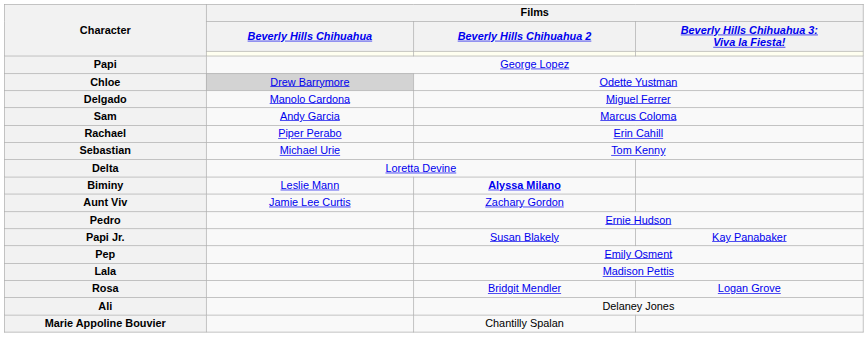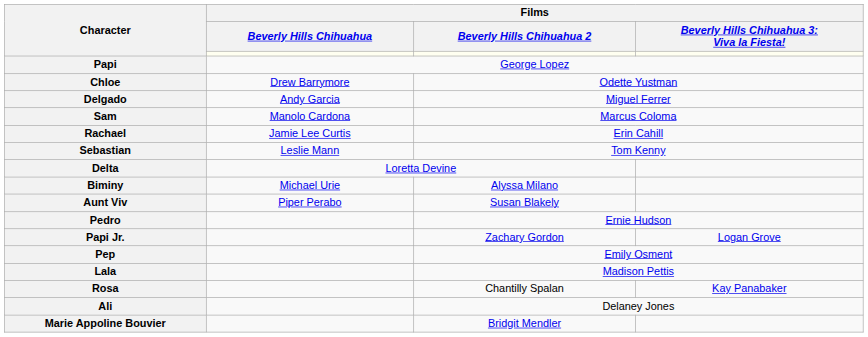(310, 82) lightgrey background -> (310, 82) no background
(310, 99) Manolo Cardona -> (310, 99) Andy Garcia
(310, 116) Andy Garcia -> (310, 116) Manolo Cardona
(310, 133) Piper Perabo -> (310, 133) Jamie Lee Curtis
(310, 151) Michael Urie -> (310, 151) Leslie Mann
(310, 185) Leslie Mann -> (310, 185) Michael Urie
(525, 185) bold -> (525, 185) normal
(310, 202) Jamie Lee Curtis -> (310, 202) Piper Perabo
(525, 202) Zachary Gordon -> (525, 202) Susan Blakely
(525, 237) Susan Blakely -> (525, 237) Zachary Gordon
(749, 237) Kay Panabaker -> (749, 237) Logan Grove
(525, 289) Bridgit Mendler -> (525, 289) Chantilly Spalan
(749, 289) Logan Grove -> (749, 289) Kay Panabaker
(525, 323) Chantilly Spalan -> (525, 323) Bridgit Mendler
